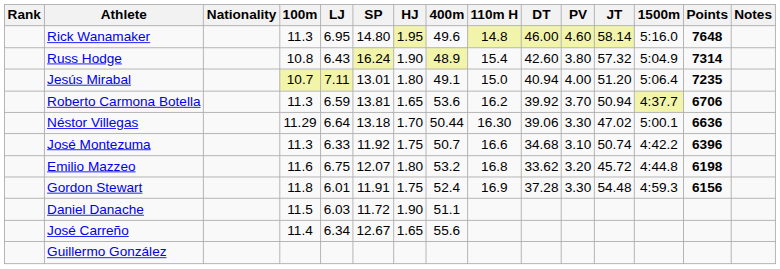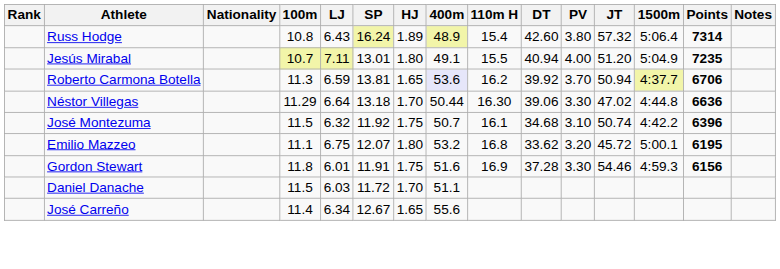- row: (99, 36)
(410, 58) 1.90 -> (410, 36) 1.89
(659, 58) 5:04.9 -> (659, 36) 5:06.4
(494, 79) 15.0 -> (494, 58) 15.5
(659, 79) 5:06.4 -> (659, 58) 5:04.9
(447, 101) no background -> (447, 79) lavender background
(659, 123) 5:00.1 -> (659, 101) 4:44.8
(300, 144) 11.3 -> (300, 123) 11.5
(337, 144) 6.33 -> (337, 123) 6.32
(494, 144) 16.6 -> (494, 123) 16.1
(300, 166) 11.6 -> (300, 144) 11.1
(659, 166) 4:44.8 -> (659, 144) 5:00.1
(707, 166) 6198 -> (707, 144) 6195
(447, 187) 52.4 -> (447, 166) 51.6
(614, 187) 54.48 -> (614, 166) 54.46
(410, 209) 1.90 -> (410, 187) 1.70
- row: (107, 252)
